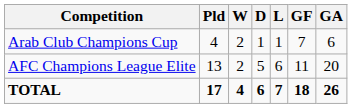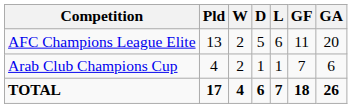rows swapped: (102, 66) <-> (93, 41)
